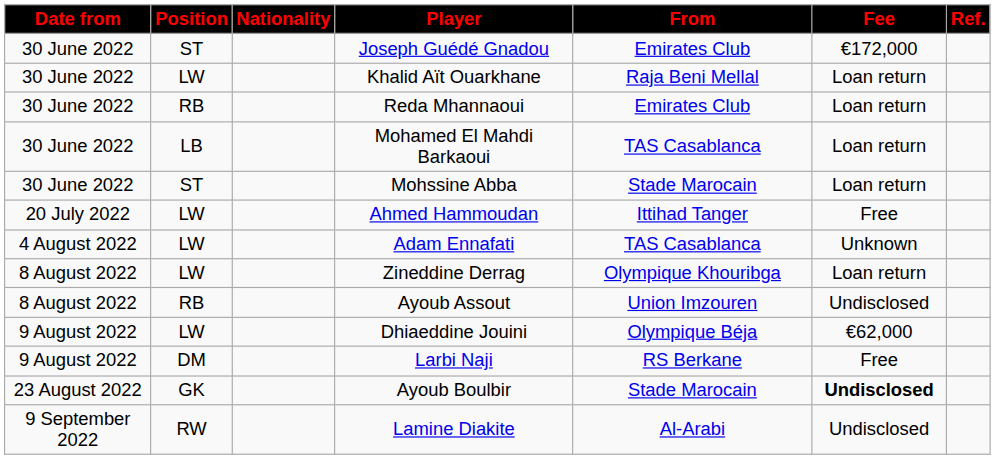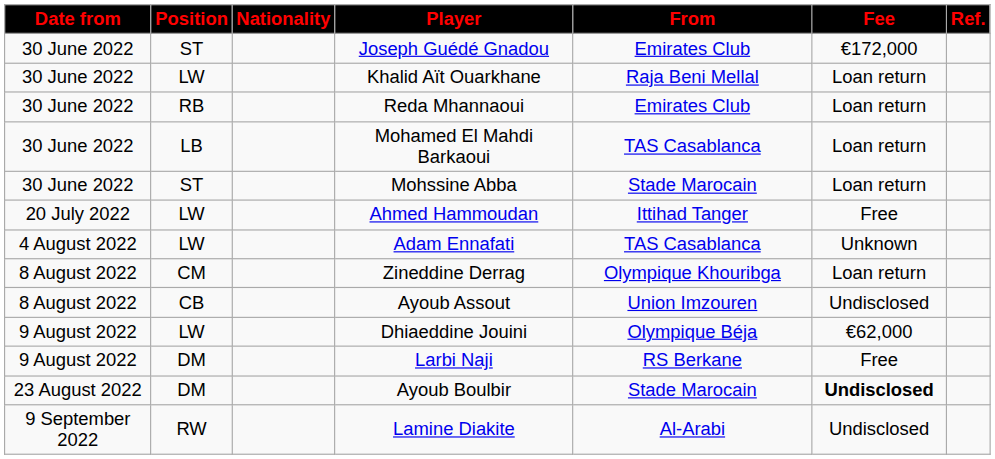(192, 273) LW -> (192, 273) CM
(192, 302) RB -> (192, 302) CB
(192, 389) GK -> (192, 389) DM
